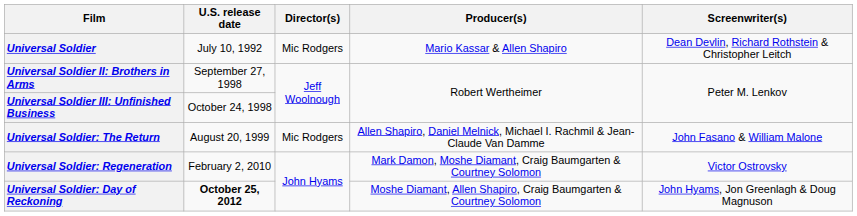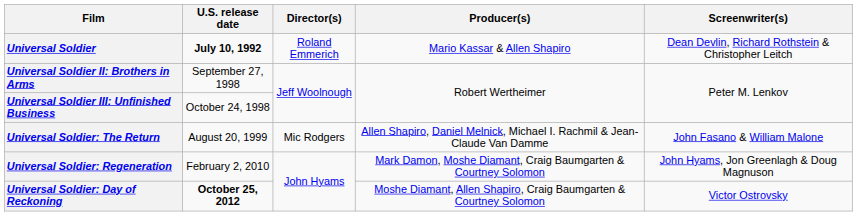(230, 48) normal -> (228, 48) bold
(313, 48) Mic Rodgers -> (314, 48) Roland Emmerich
(747, 166) Victor Ostrovsky -> (748, 166) John Hyams, Jon Greenlagh & Doug Magnuson
(747, 196) John Hyams, Jon Greenlagh & Doug Magnuson -> (748, 196) Victor Ostrovsky
